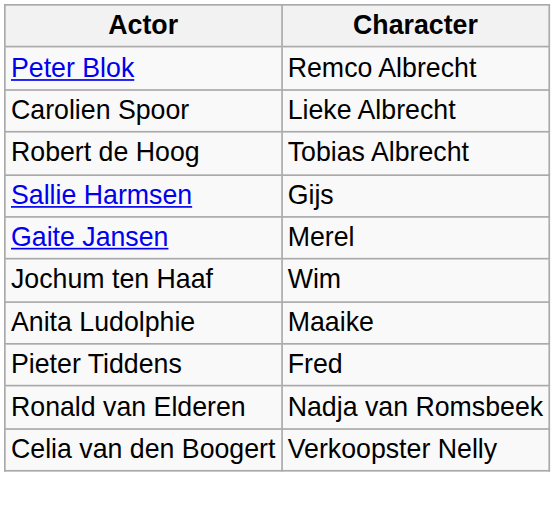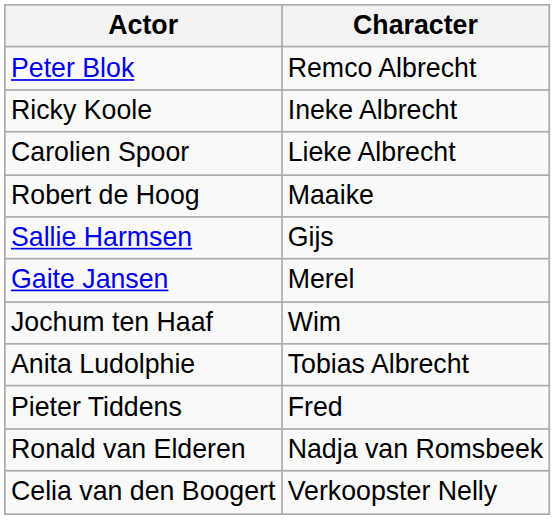+ row: (82, 110)
(378, 152) Tobias Albrecht -> (331, 195) Maaike
(331, 322) Maaike -> (378, 364) Tobias Albrecht
